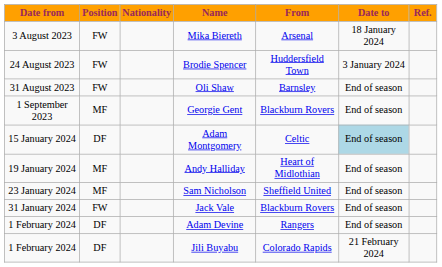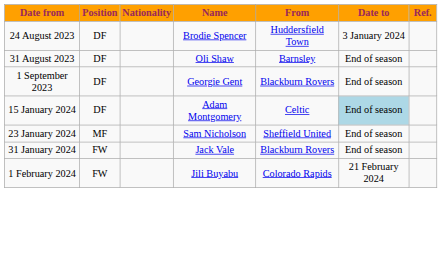- row: (215, 36)
(100, 65) FW -> (100, 36) DF
(100, 88) FW -> (100, 59) DF
(100, 110) MF -> (100, 82) DF
- row: (215, 168)
- row: (215, 225)
(100, 248) DF -> (100, 173) FW
